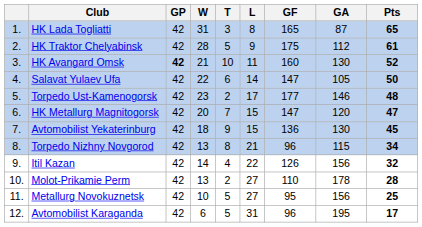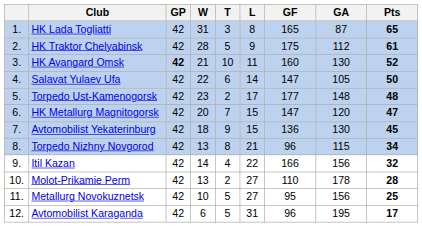(341, 96) 146 -> (341, 96) 148
(290, 163) 126 -> (290, 163) 166
